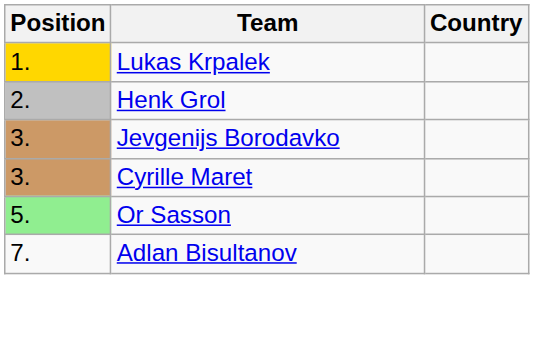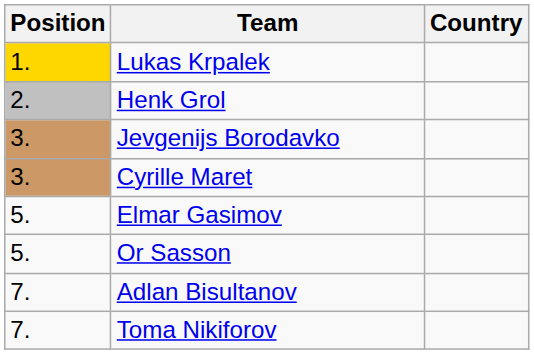+ row: (199, 215)
(20, 215) lightgreen background -> (20, 253) no background
+ row: (197, 330)
